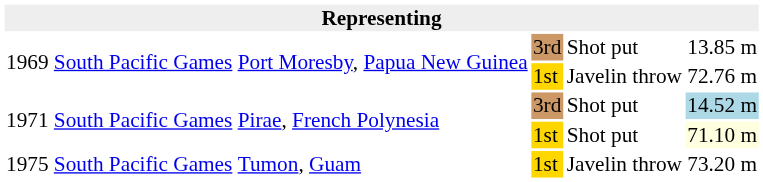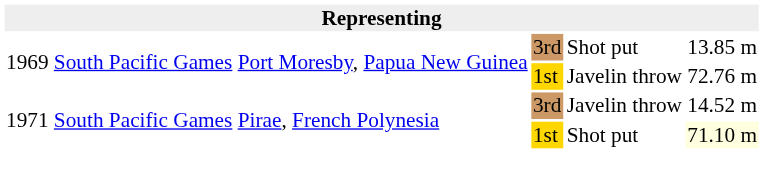(602, 105) Shot put -> (624, 105) Javelin throw
(722, 105) lightblue background -> (722, 105) no background
- row: (27, 164)
